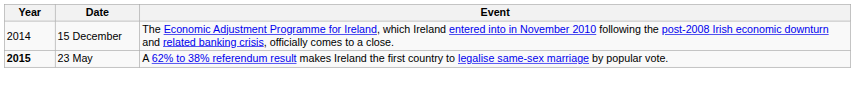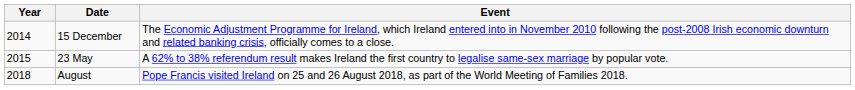(19, 59) bold -> (19, 59) normal
+ row: (74, 76)
